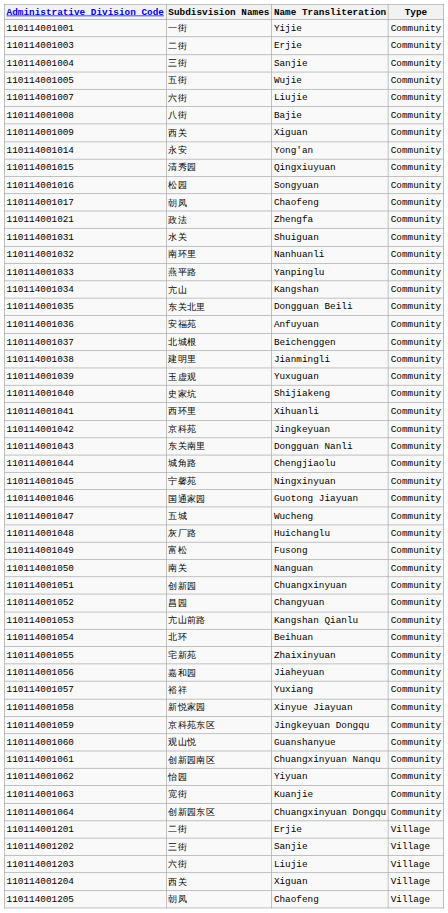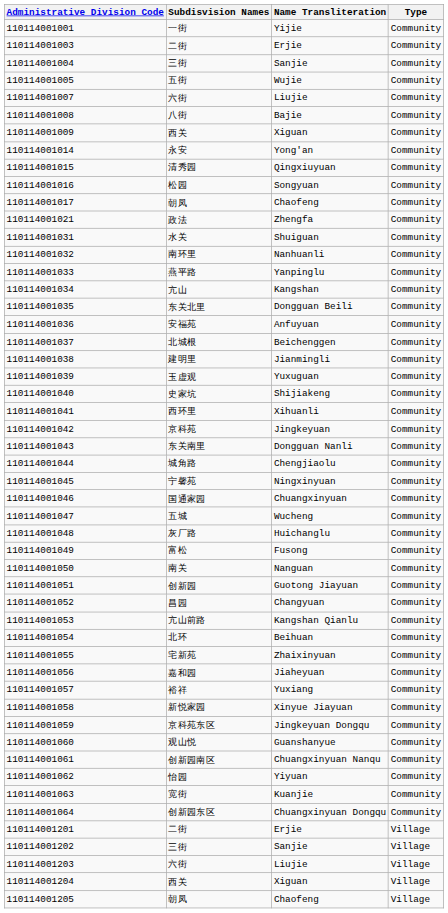(316, 499) Guotong Jiayuan -> (310, 499) Chuangxinyuan
(310, 586) Chuangxinyuan -> (316, 586) Guotong Jiayuan
